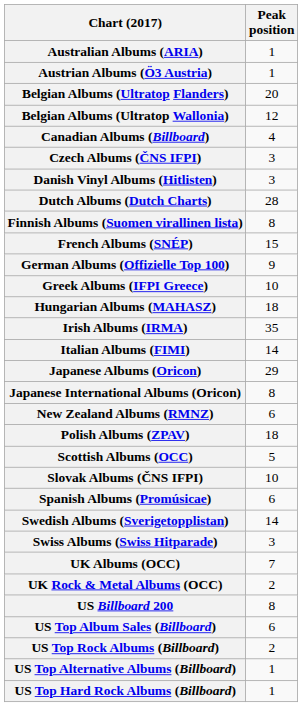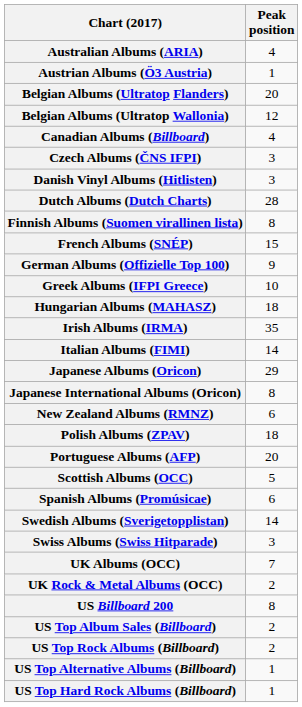(272, 51) 1 -> (272, 51) 4
+ row: (125, 456)
- row: (125, 477)
(272, 627) 6 -> (272, 627) 2
